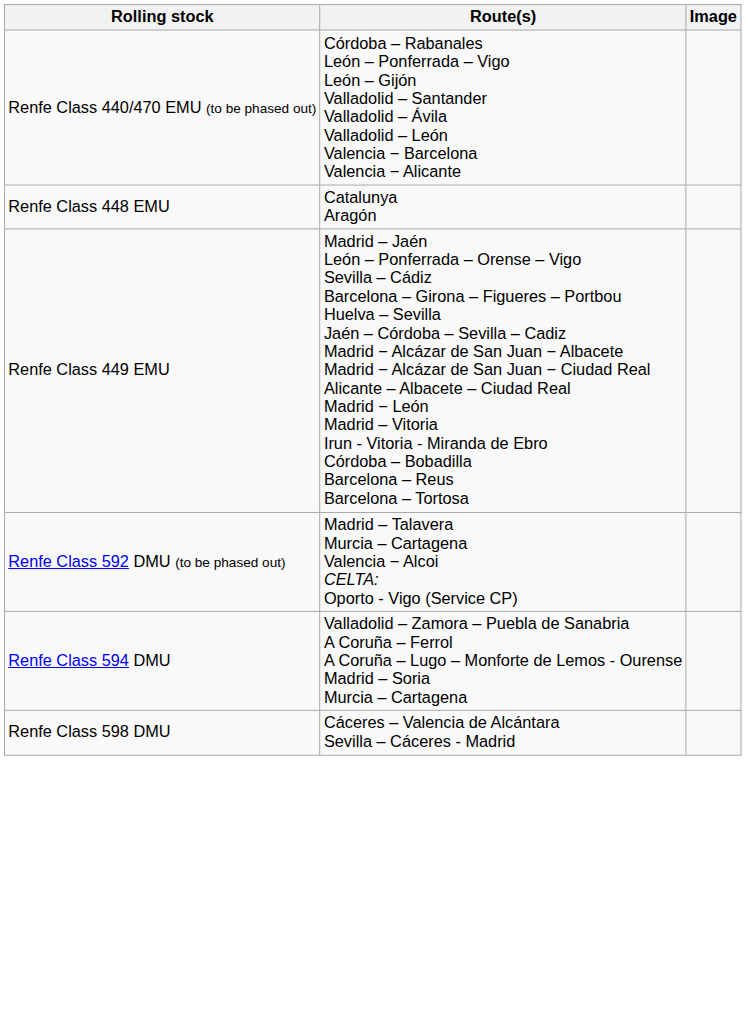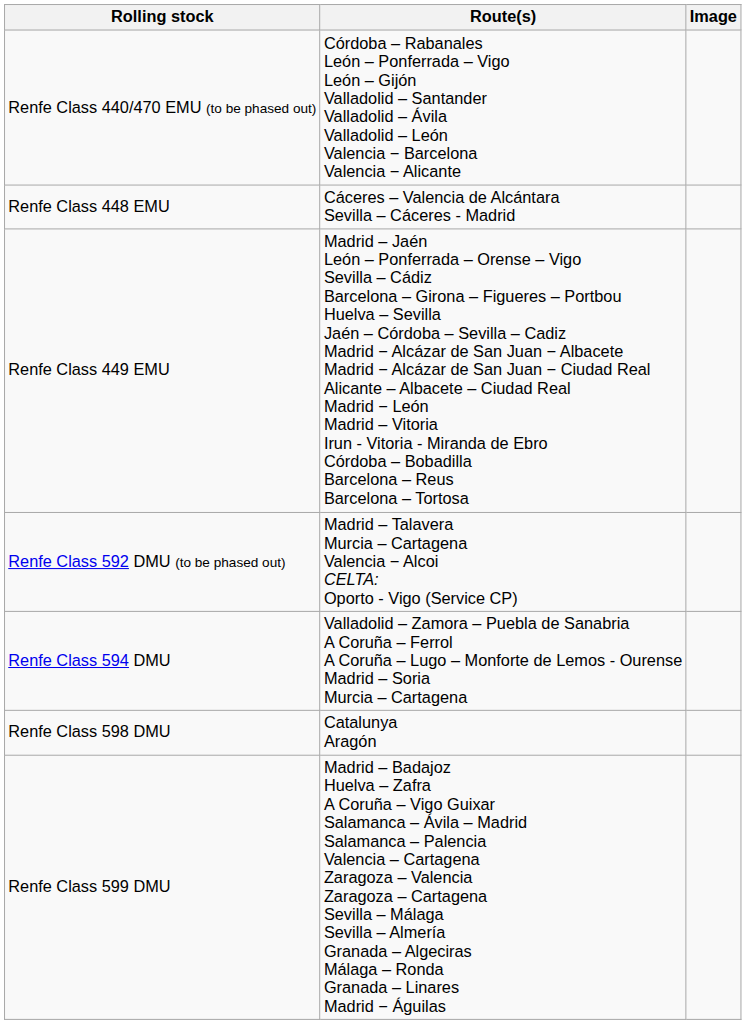(361, 206) Catalunya Aragón -> (442, 206) Cáceres – Valencia de Alcántara Sevilla – Cáceres - Madrid
(442, 732) Cáceres – Valencia de Alcántara Sevilla – Cáceres - Madrid -> (361, 732) Catalunya Aragón
+ row: (89, 887)
